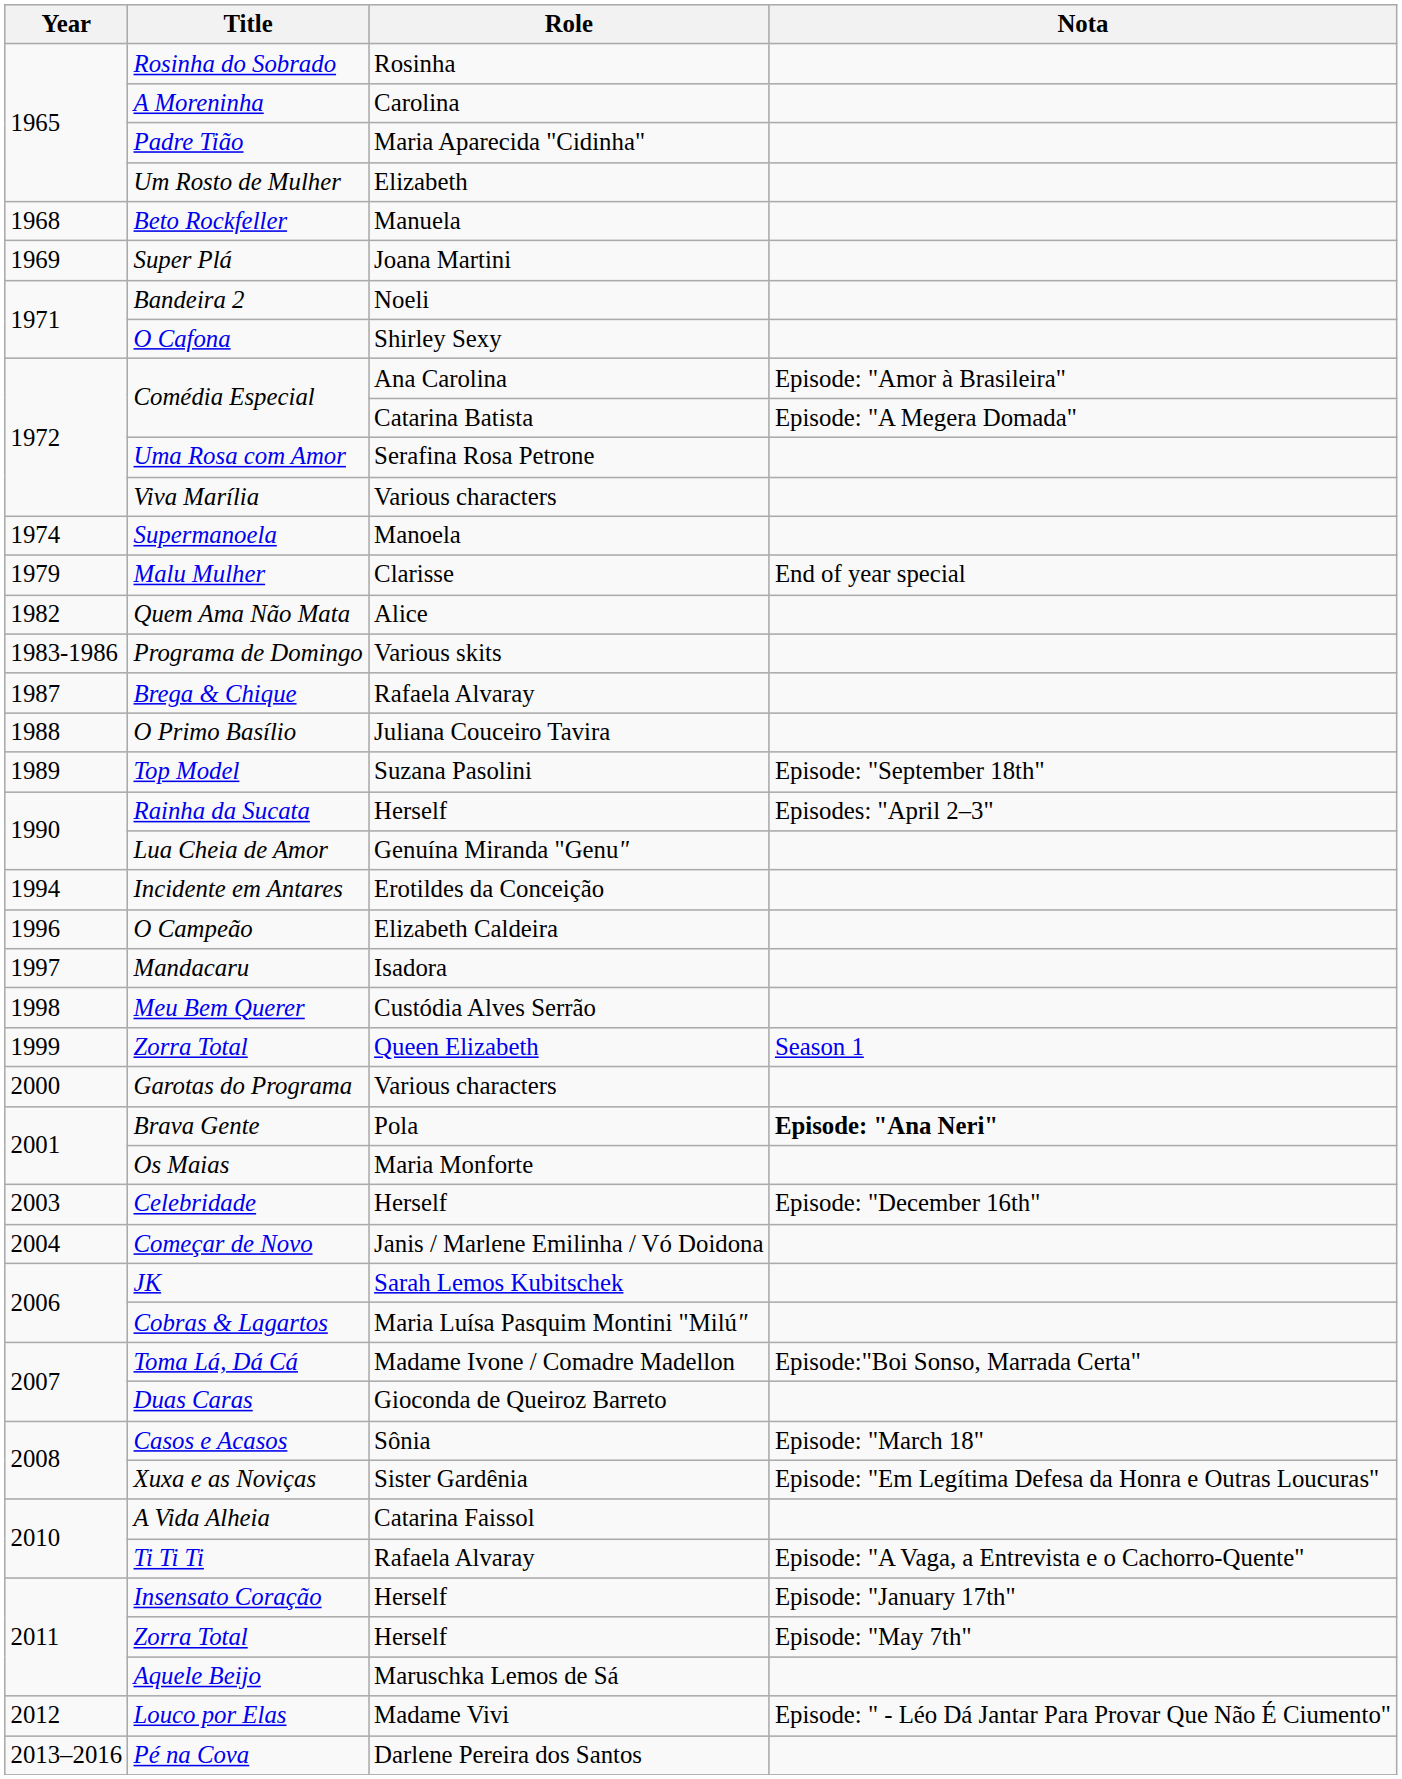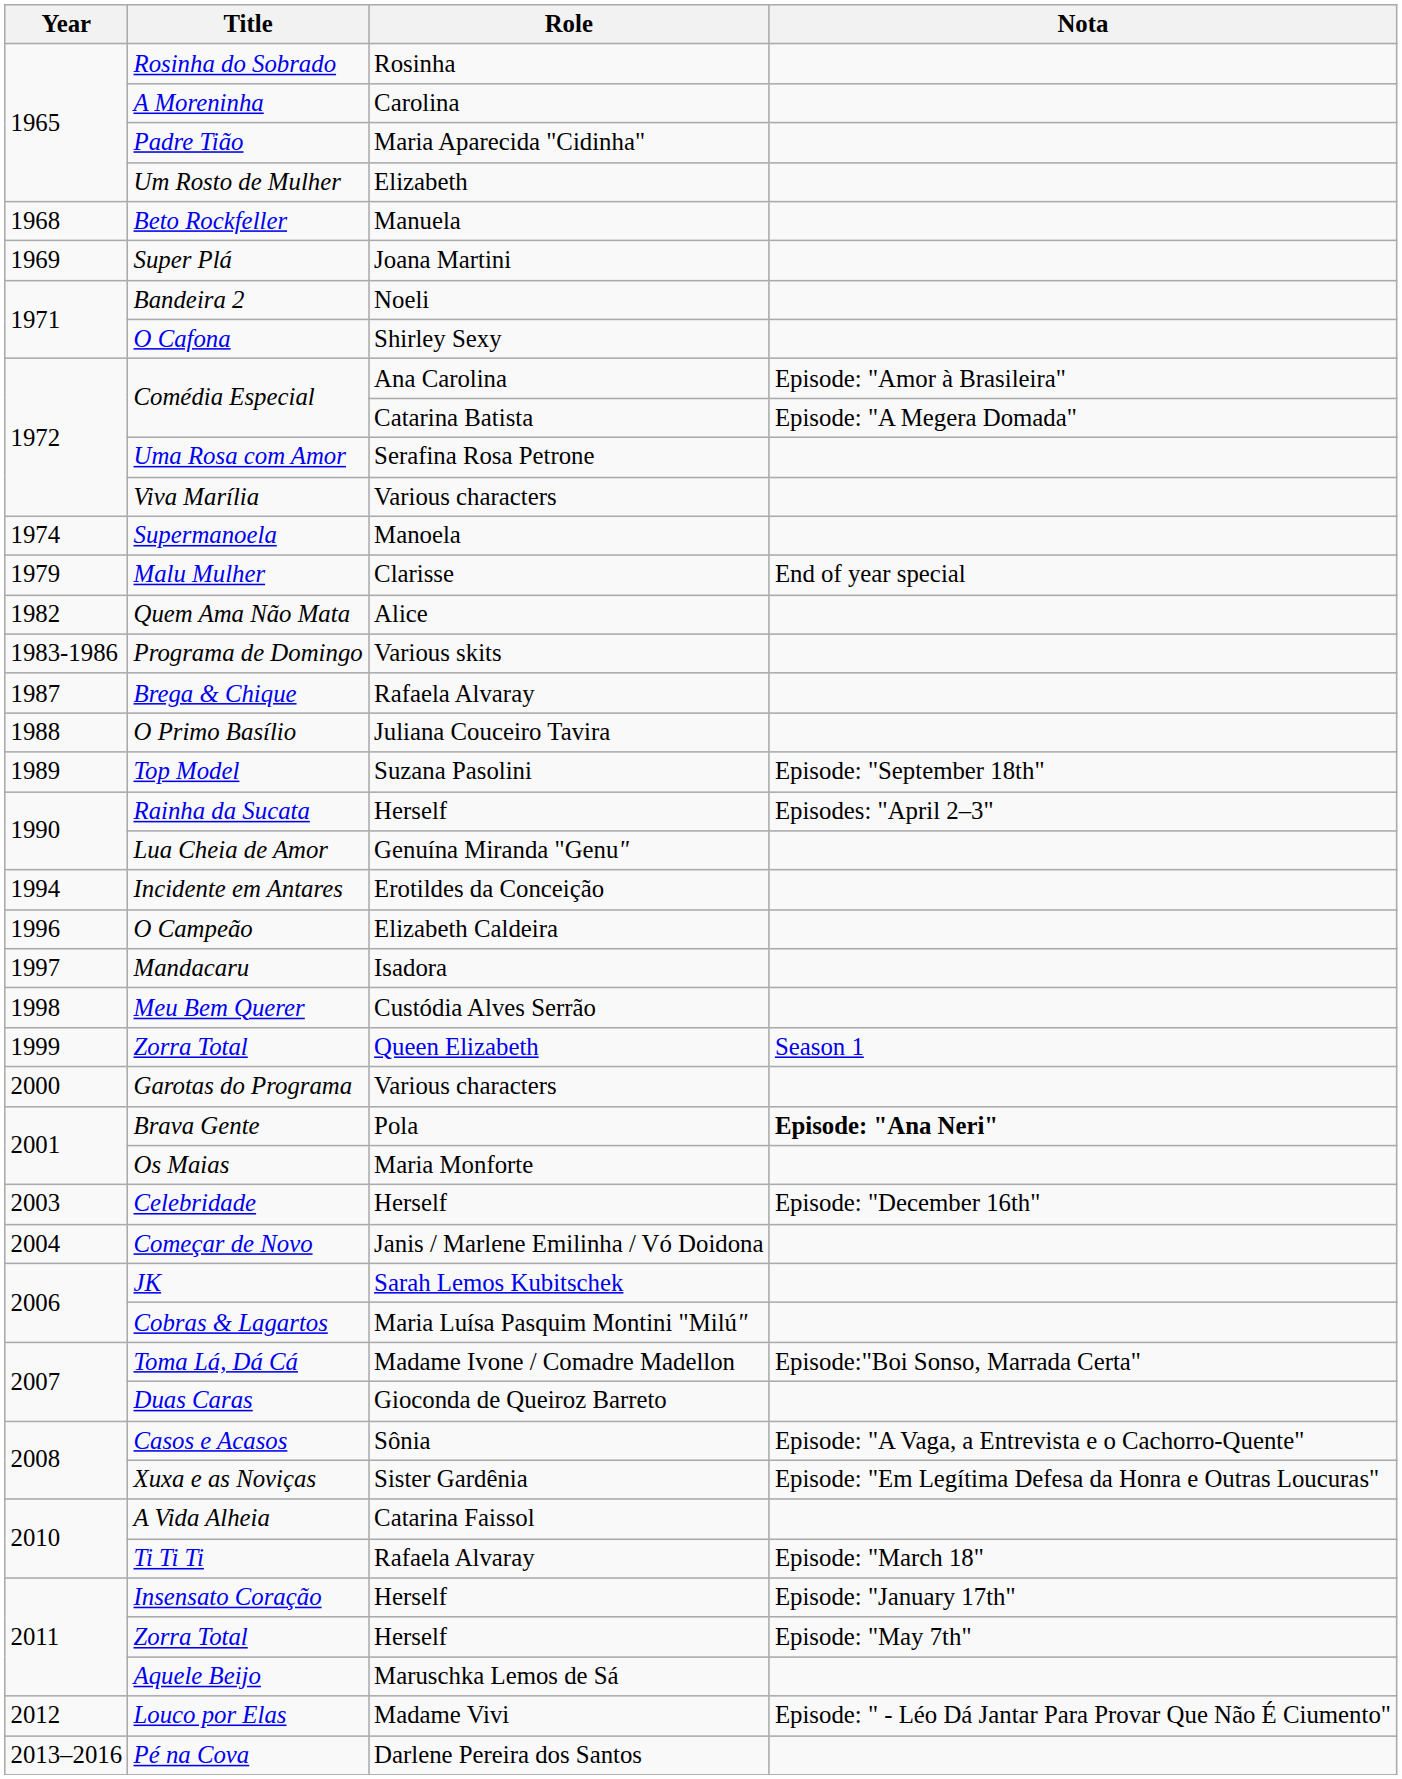(879, 1440) Episode: "March 18" -> (1040, 1440) Episode: "A Vaga, a Entrevista e o Cachorro-Quente"
(1040, 1558) Episode: "A Vaga, a Entrevista e o Cachorro-Quente" -> (879, 1558) Episode: "March 18"
